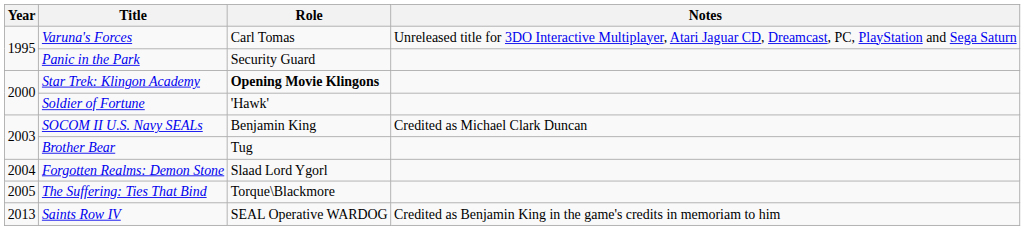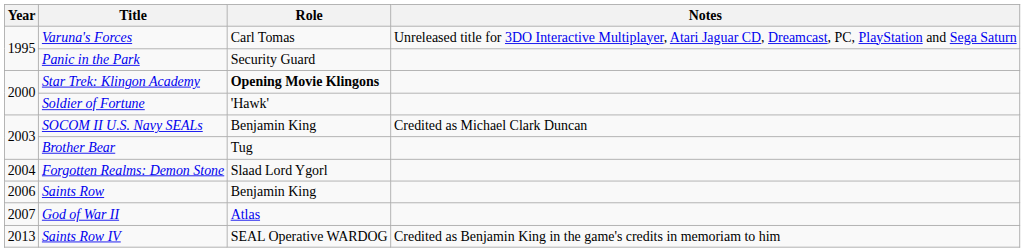- row: (124, 192)
+ row: (73, 192)
+ row: (81, 214)
